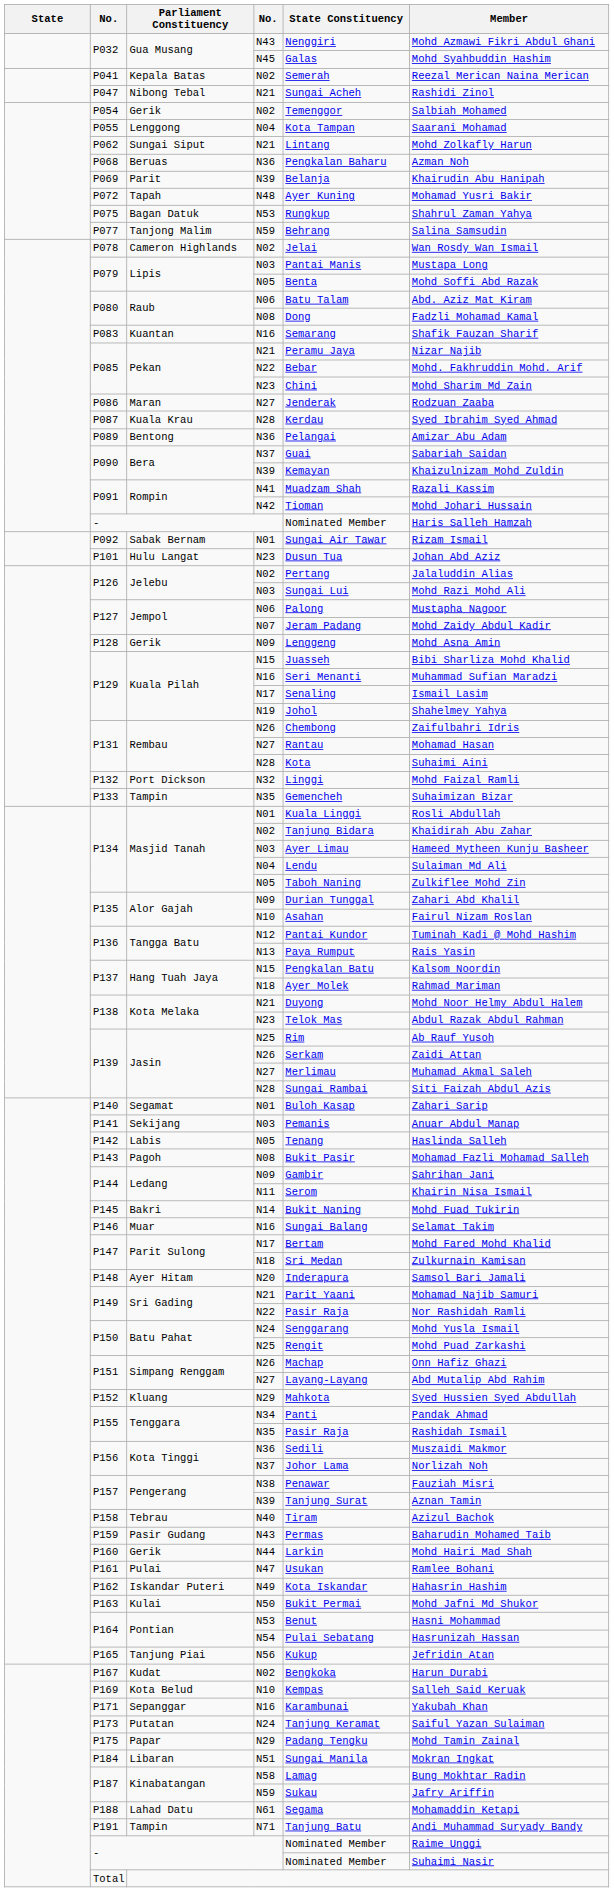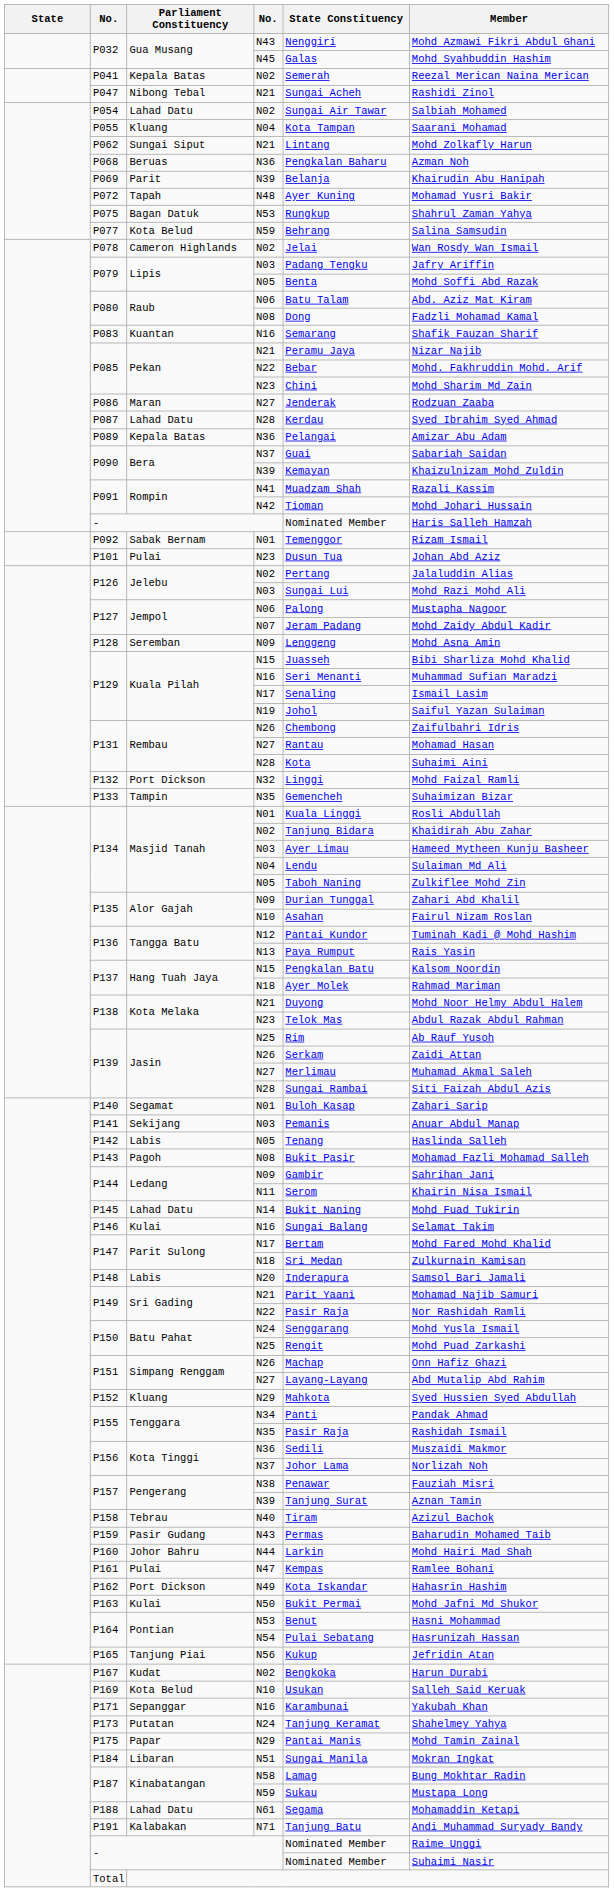(145, 111) Gerik -> (161, 111) Lahad Datu
(314, 111) Temenggor -> (336, 111) Sungai Air Tawar
(155, 128) Lenggong -> (148, 128) Kluang
(171, 231) Tanjong Malim -> (161, 231) Kota Belud
(323, 265) Pantai Manis -> (326, 265) Padang Tengku
(450, 265) Mustapa Long -> (453, 265) Jafry Ariffin
(161, 420) Kuala Krau -> (161, 420) Lahad Datu
(152, 437) Bentong -> (167, 437) Kepala Batas
(336, 540) Sungai Air Tawar -> (314, 540) Temenggor
(164, 557) Hulu Langat -> (145, 557) Pulai
(145, 643) Gerik -> (155, 643) Seremban
(459, 712) Shahelmey Yahya -> (478, 712) Saiful Yazan Sulaiman
(145, 1209) Bakri -> (161, 1209) Lahad Datu
(142, 1226) Muar -> (145, 1226) Kulai
(161, 1278) Ayer Hitam -> (145, 1278) Labis
(145, 1553) Gerik -> (164, 1553) Johor Bahru
(304, 1570) Usukan -> (304, 1570) Kempas
(177, 1587) Iskandar Puteri -> (167, 1587) Port Dickson
(304, 1690) Kempas -> (304, 1690) Usukan
(478, 1724) Saiful Yazan Sulaiman -> (459, 1724) Shahelmey Yahya
(326, 1741) Padang Tengku -> (323, 1741) Pantai Manis
(453, 1793) Jafry Ariffin -> (450, 1793) Mustapa Long
(148, 1827) Tampin -> (158, 1827) Kalabakan
